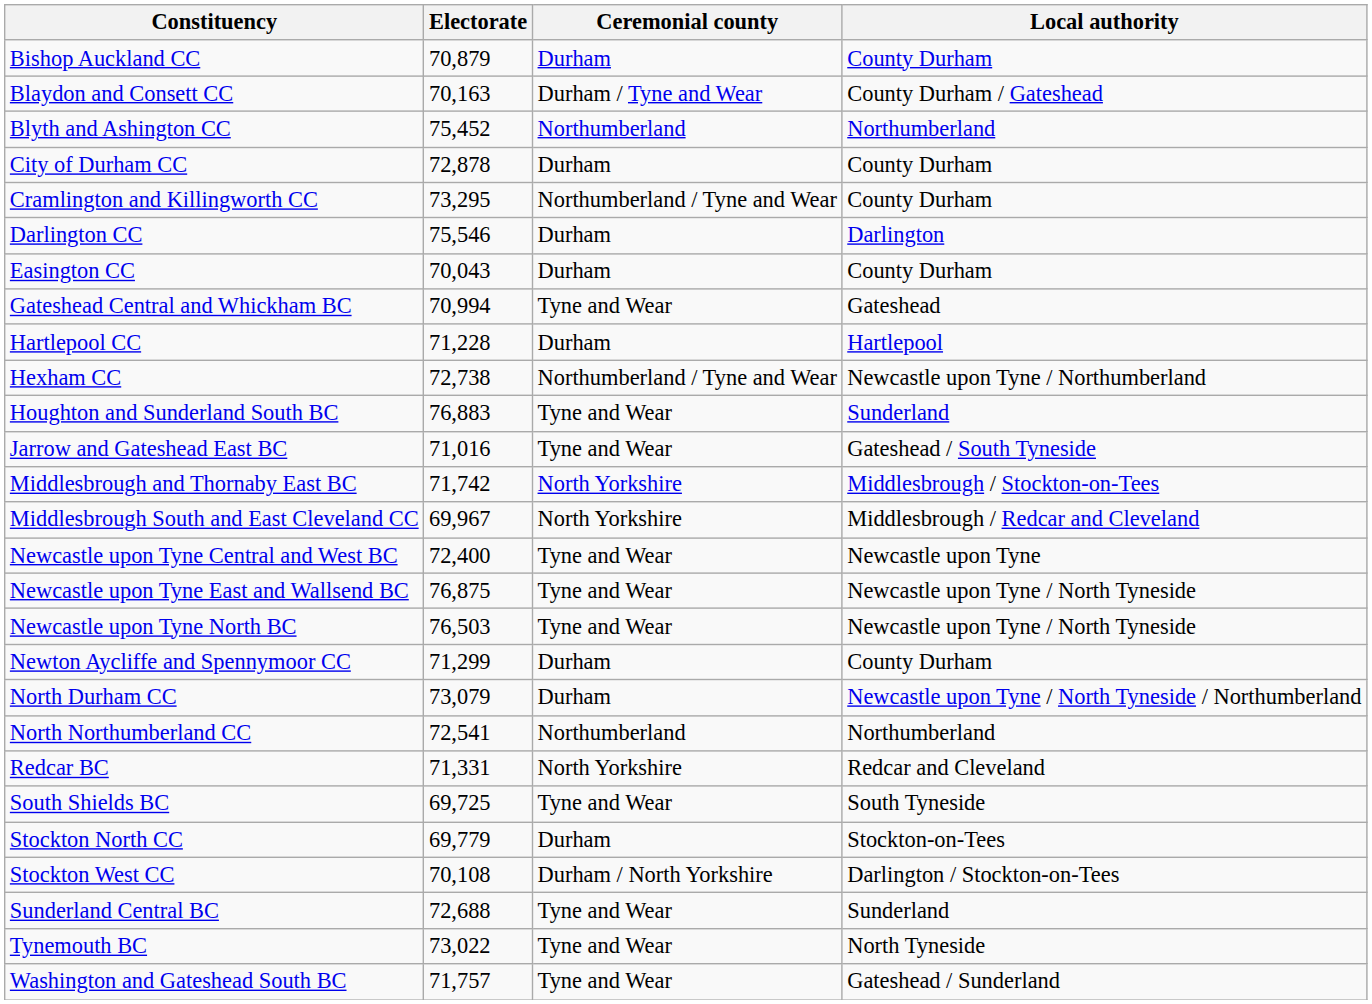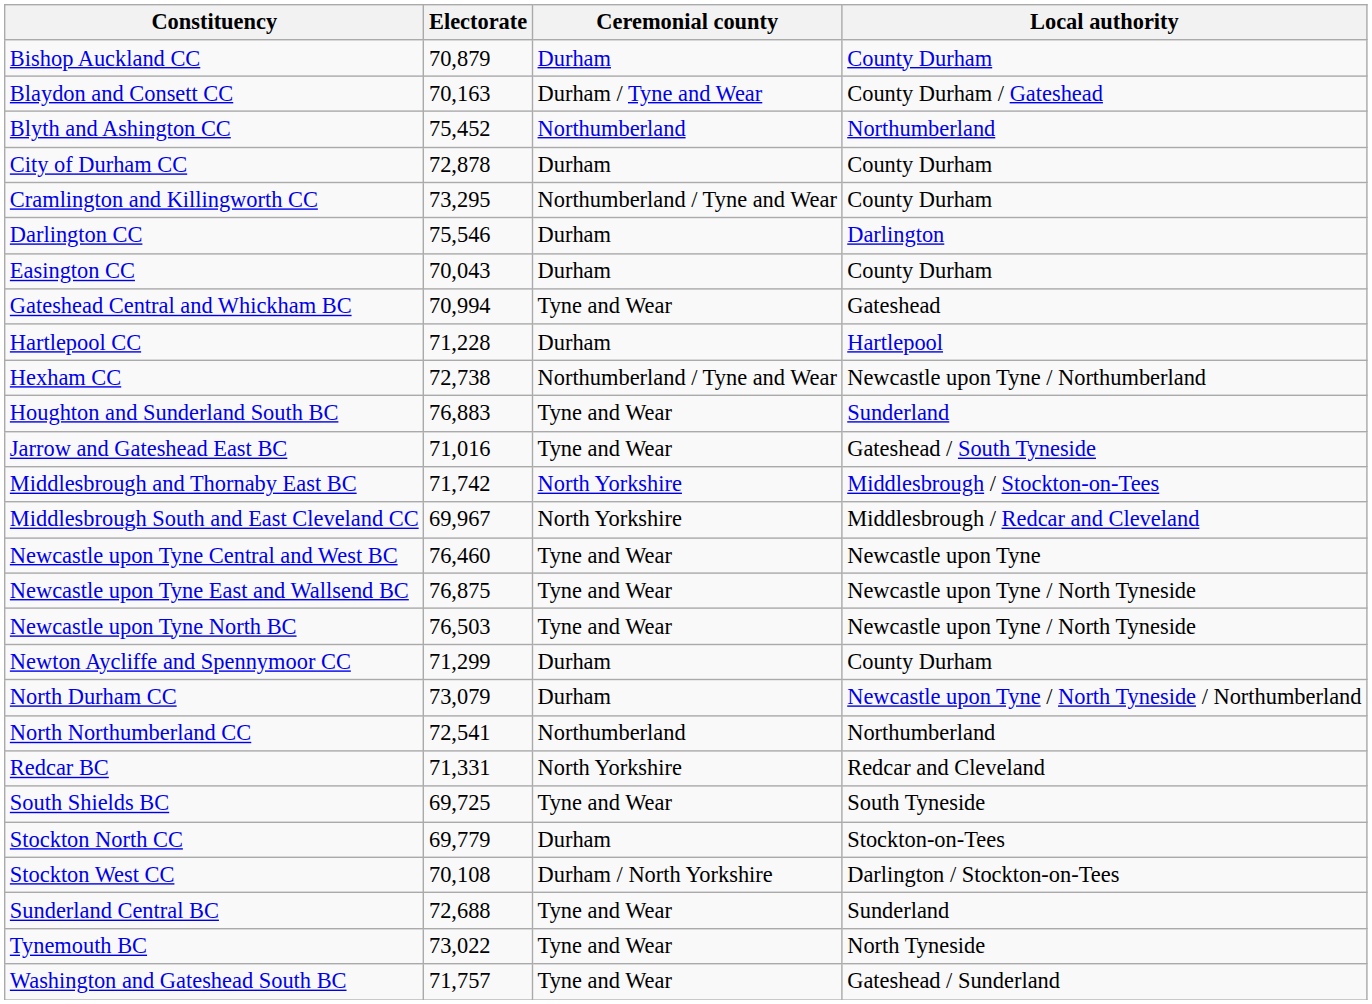(460, 555) 72,400 -> (460, 555) 76,460
